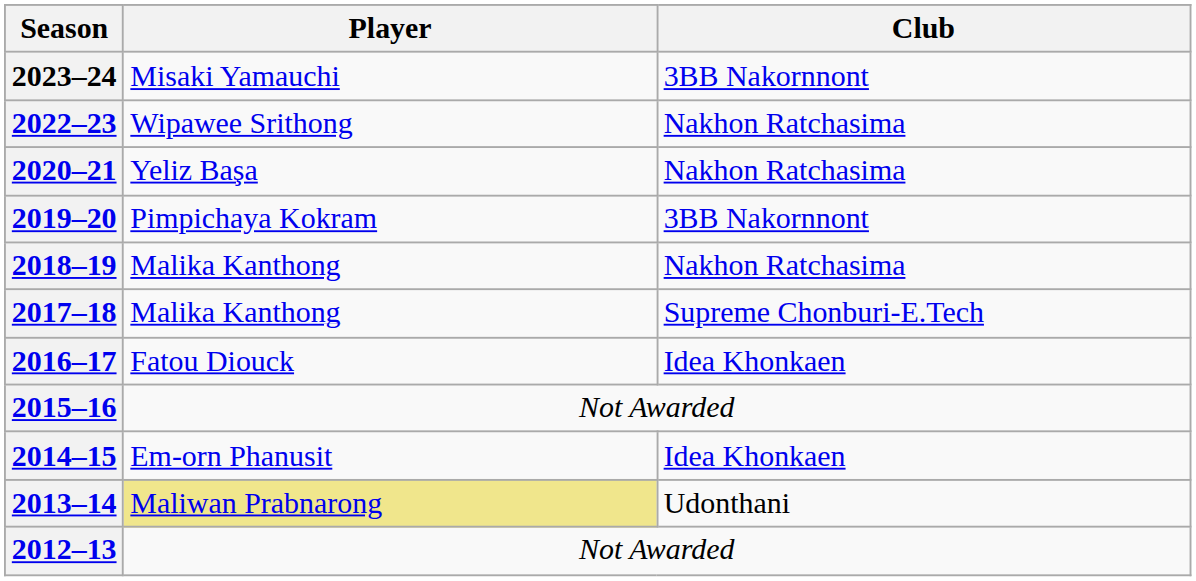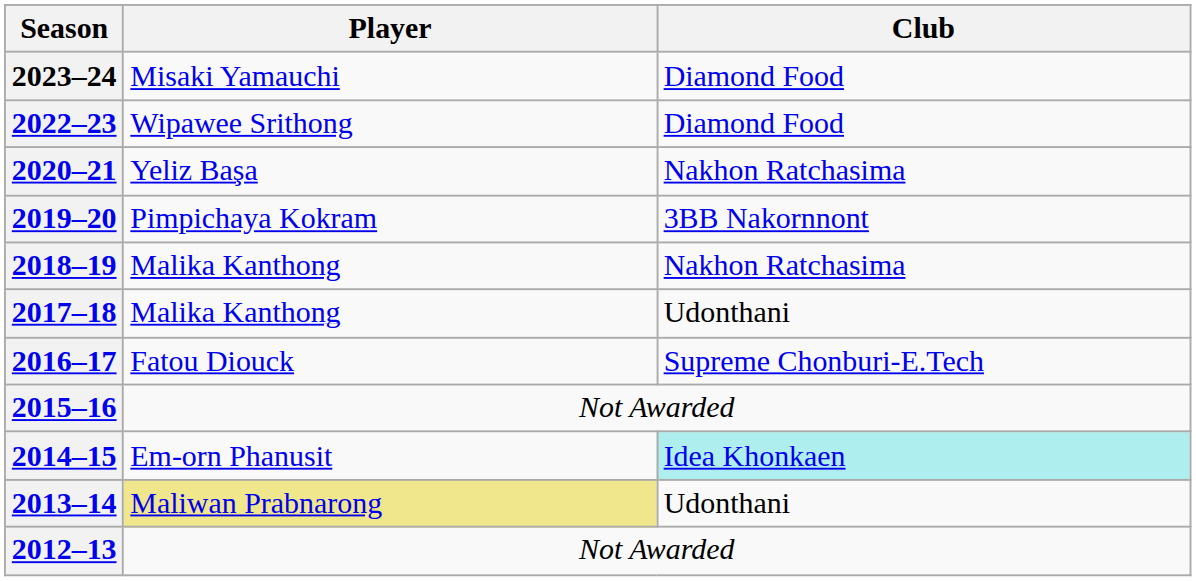(766, 75) 3BB Nakornnont -> (754, 75) Diamond Food
(785, 123) Nakhon Ratchasima -> (754, 123) Diamond Food
(824, 312) Supreme Chonburi-E.Tech -> (727, 312) Udonthani
(755, 360) Idea Khonkaen -> (824, 360) Supreme Chonburi-E.Tech
(755, 455) no background -> (755, 455) paleturquoise background
